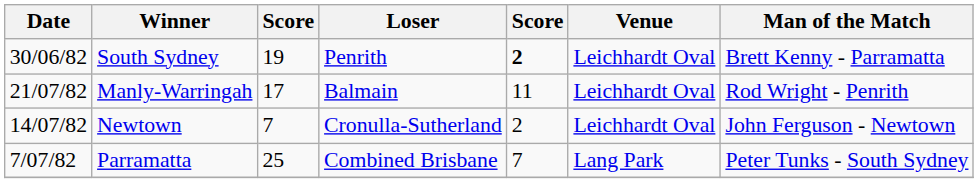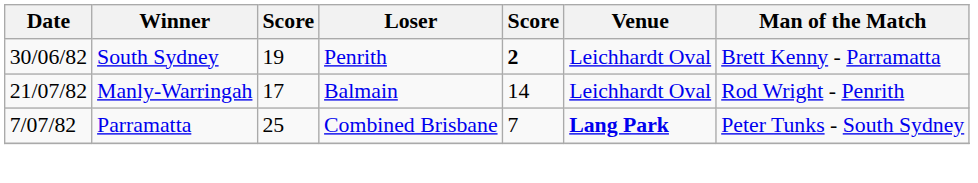(522, 90) 11 -> (518, 90) 14
- row: (139, 125)
(618, 159) normal -> (619, 125) bold
